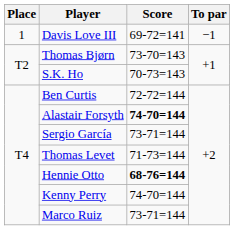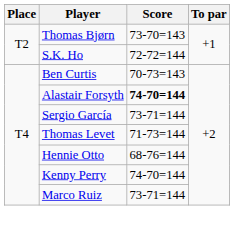- row: (79, 34)
(157, 74) 70-73=143 -> (157, 54) 72-72=144
(157, 94) 72-72=144 -> (157, 74) 70-73=143
(157, 174) bold -> (157, 154) normal
